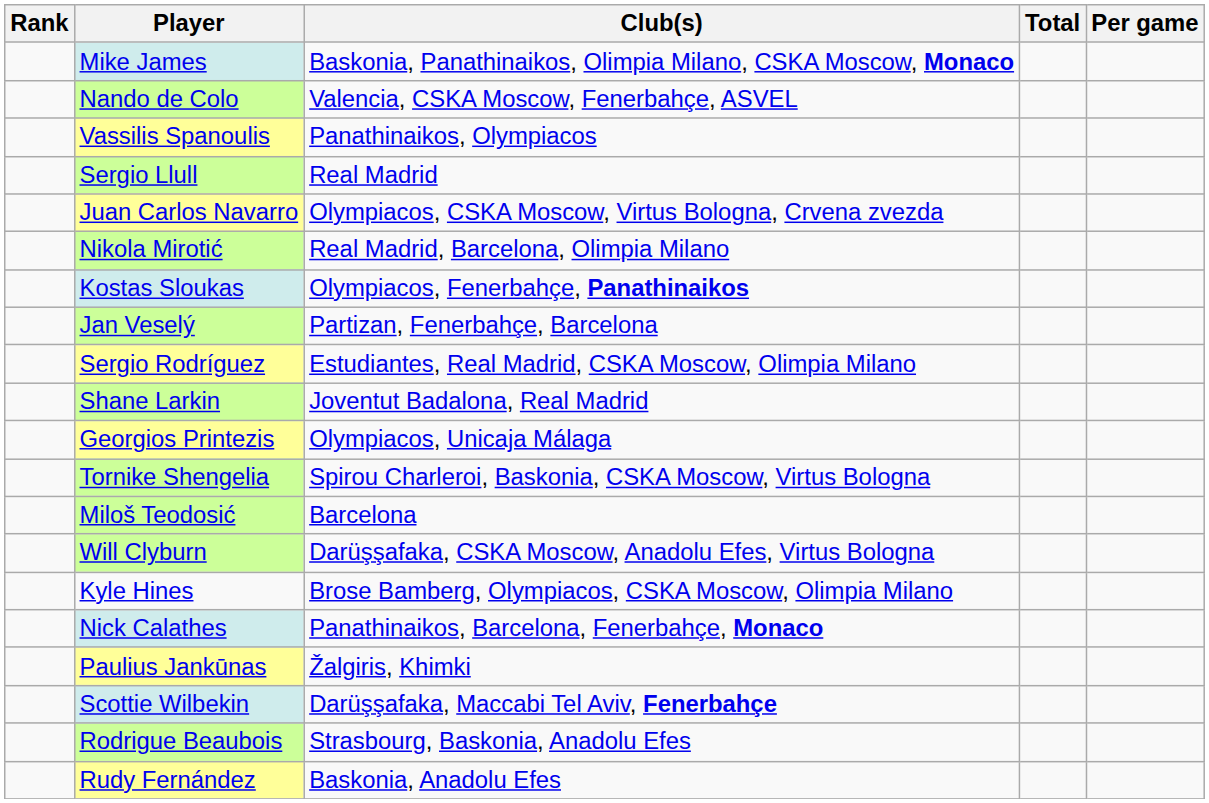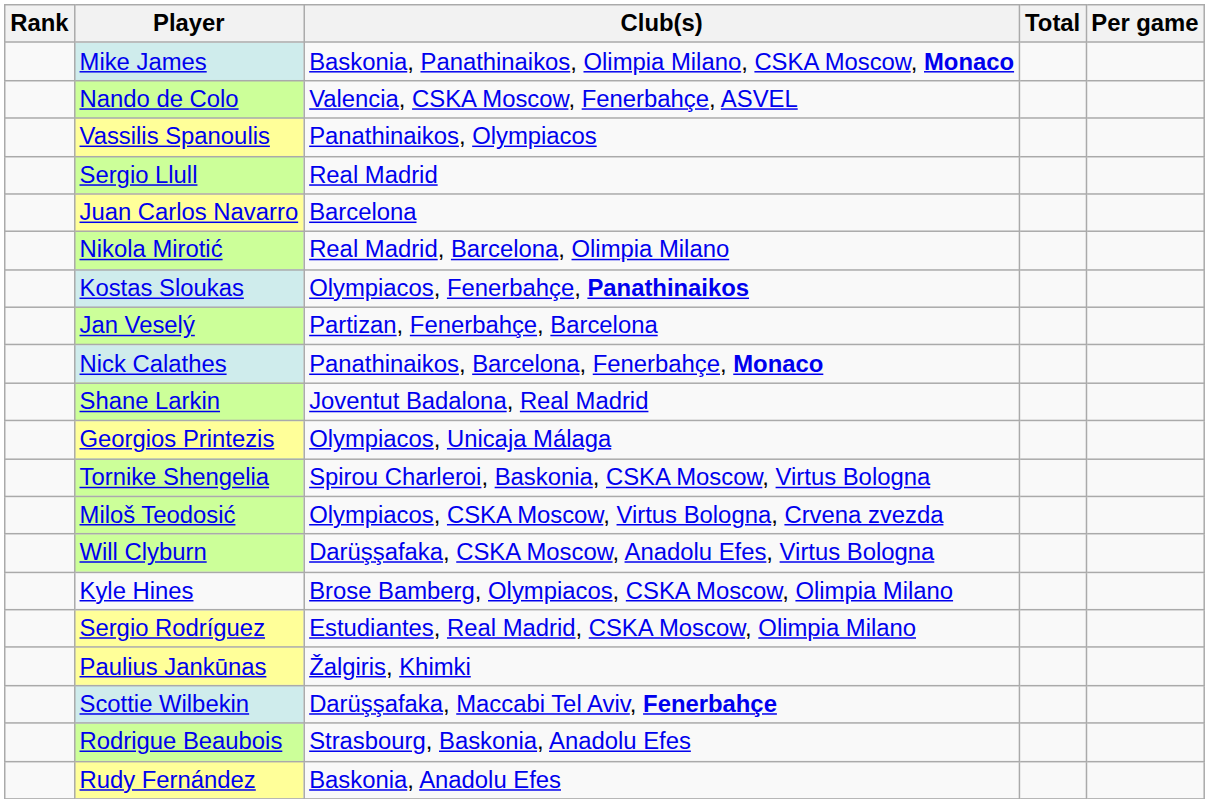(626, 212) Olympiacos, CSKA Moscow, Virtus Bologna, Crvena zvezda -> (363, 212) Barcelona
rows swapped: (172, 363) <-> (153, 628)
(363, 514) Barcelona -> (626, 514) Olympiacos, CSKA Moscow, Virtus Bologna, Crvena zvezda
